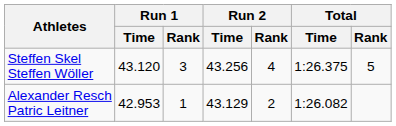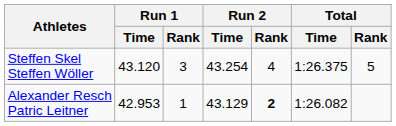(227, 66) 43.256 -> (227, 66) 43.254
(271, 103) normal -> (271, 103) bold
